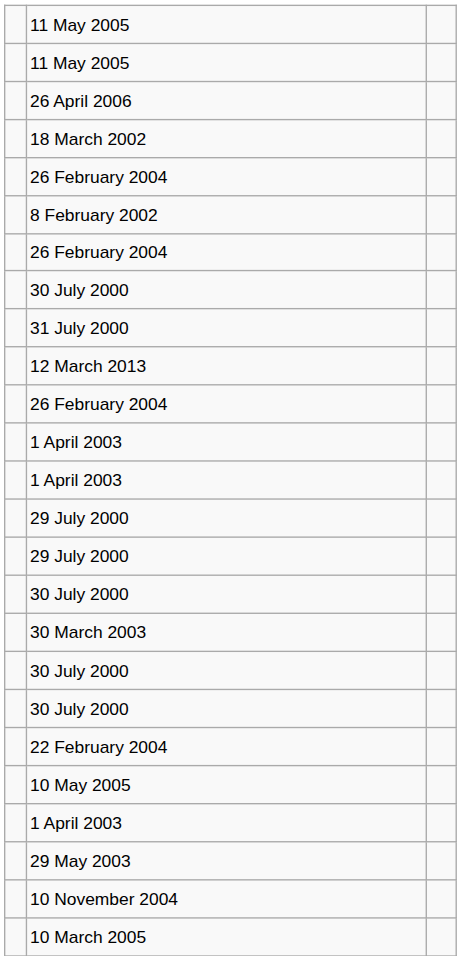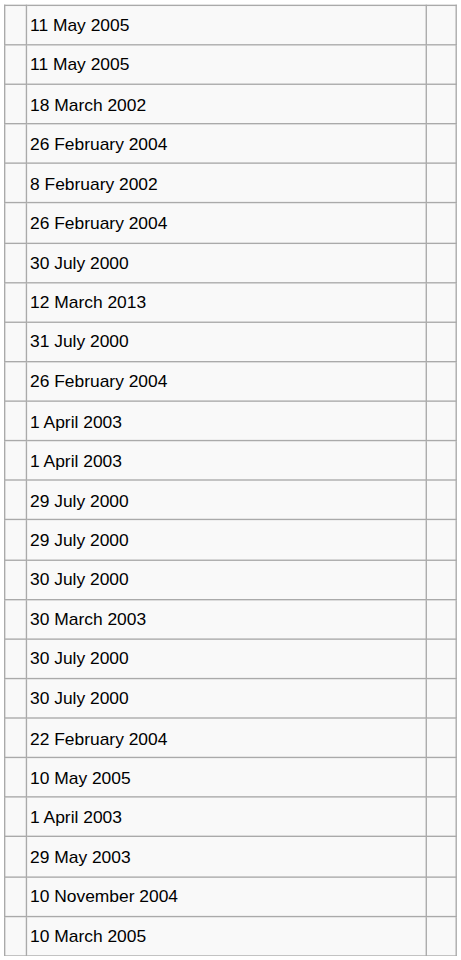- row: (15, 100)
rows swapped: (15, 328) <-> (15, 366)
